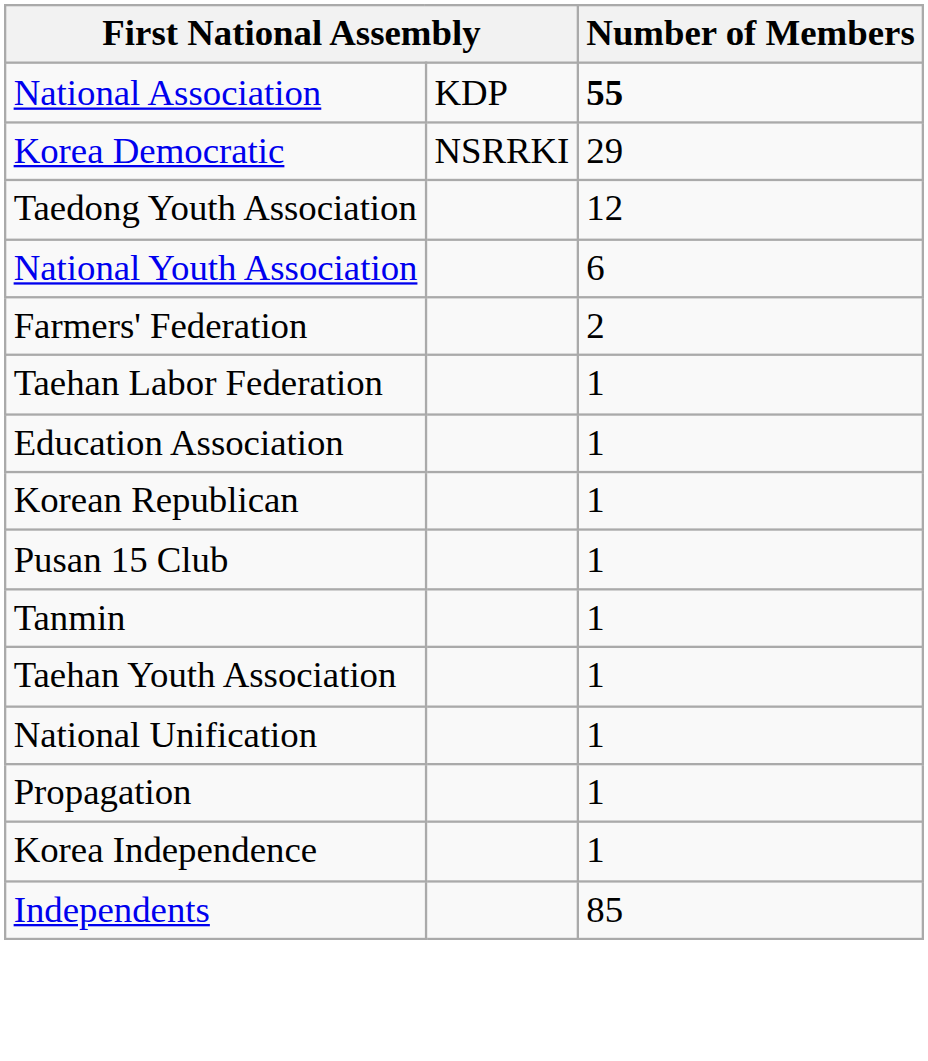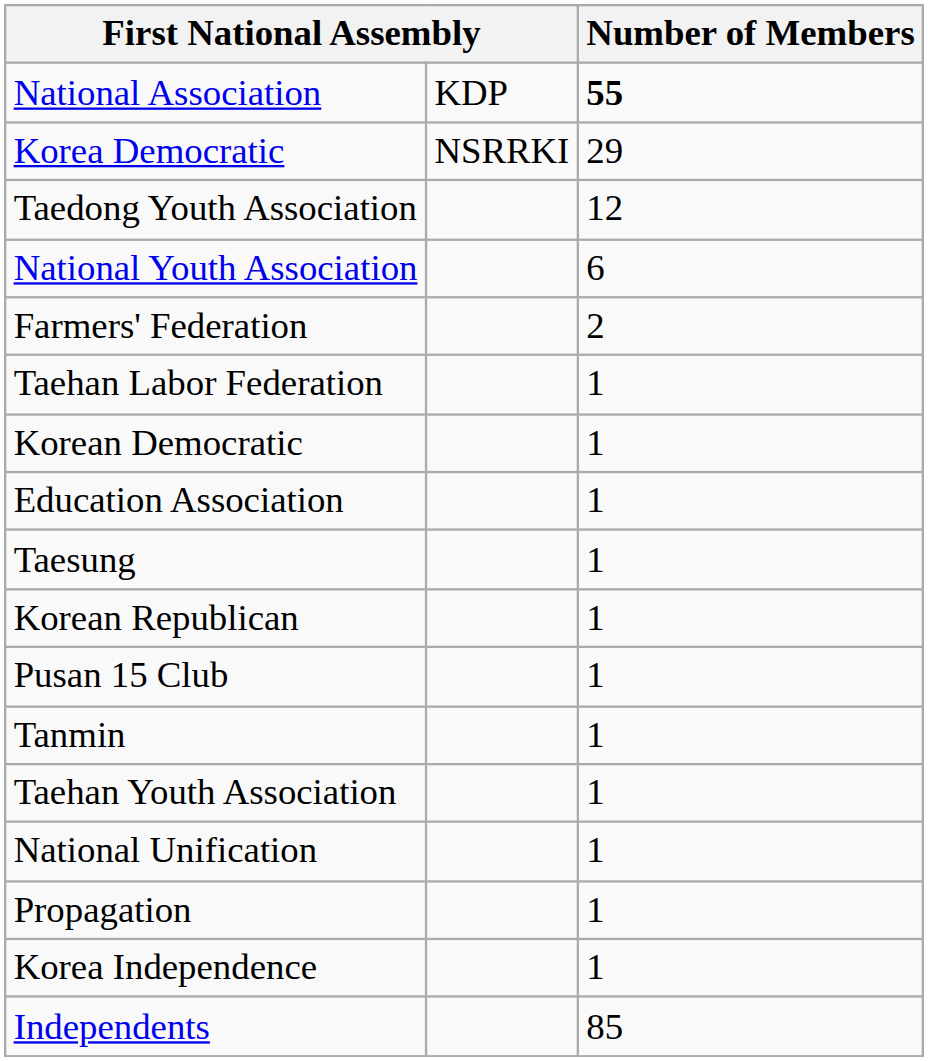+ row: (158, 442)
+ row: (75, 558)
